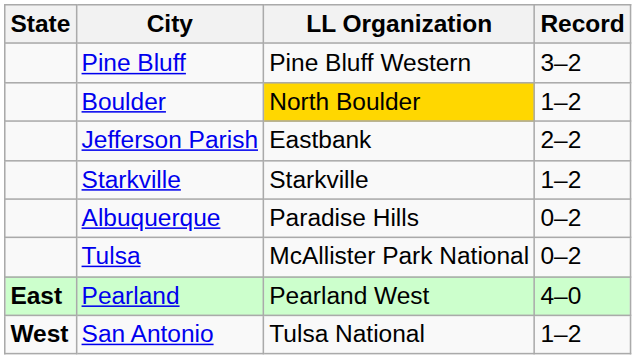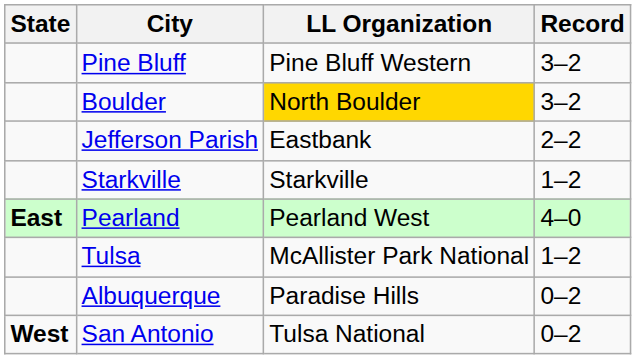(561, 101) 1–2 -> (561, 101) 3–2
rows swapped: (151, 218) <-> (131, 295)
(561, 256) 0–2 -> (561, 256) 1–2
(561, 334) 1–2 -> (561, 334) 0–2
